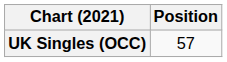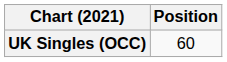(186, 43) 57 -> (186, 43) 60
